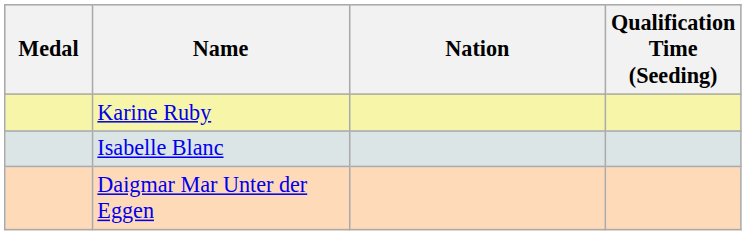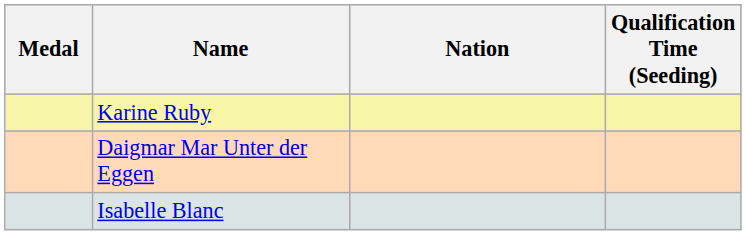rows swapped: (160, 148) <-> (202, 198)
